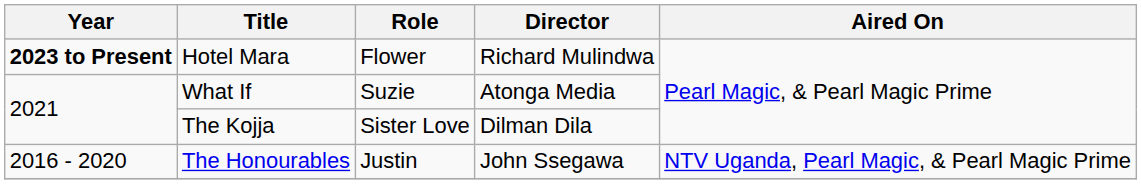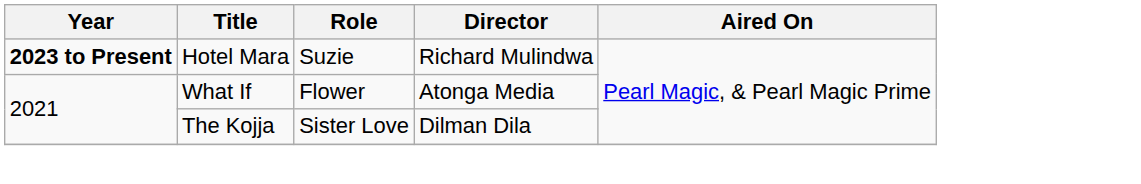(393, 56) Flower -> (327, 56) Suzie
(388, 91) Suzie -> (332, 91) Flower
- row: (266, 160)
